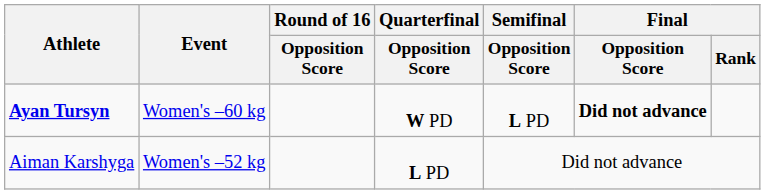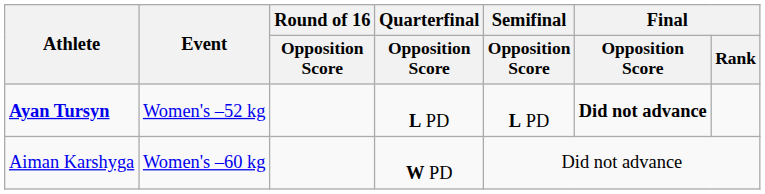(204, 110) Women's –60 kg -> (204, 110) Women's –52 kg
(429, 121) W PD -> (429, 121) L PD
(204, 162) Women's –52 kg -> (204, 162) Women's –60 kg
(429, 173) L PD -> (429, 173) W PD
